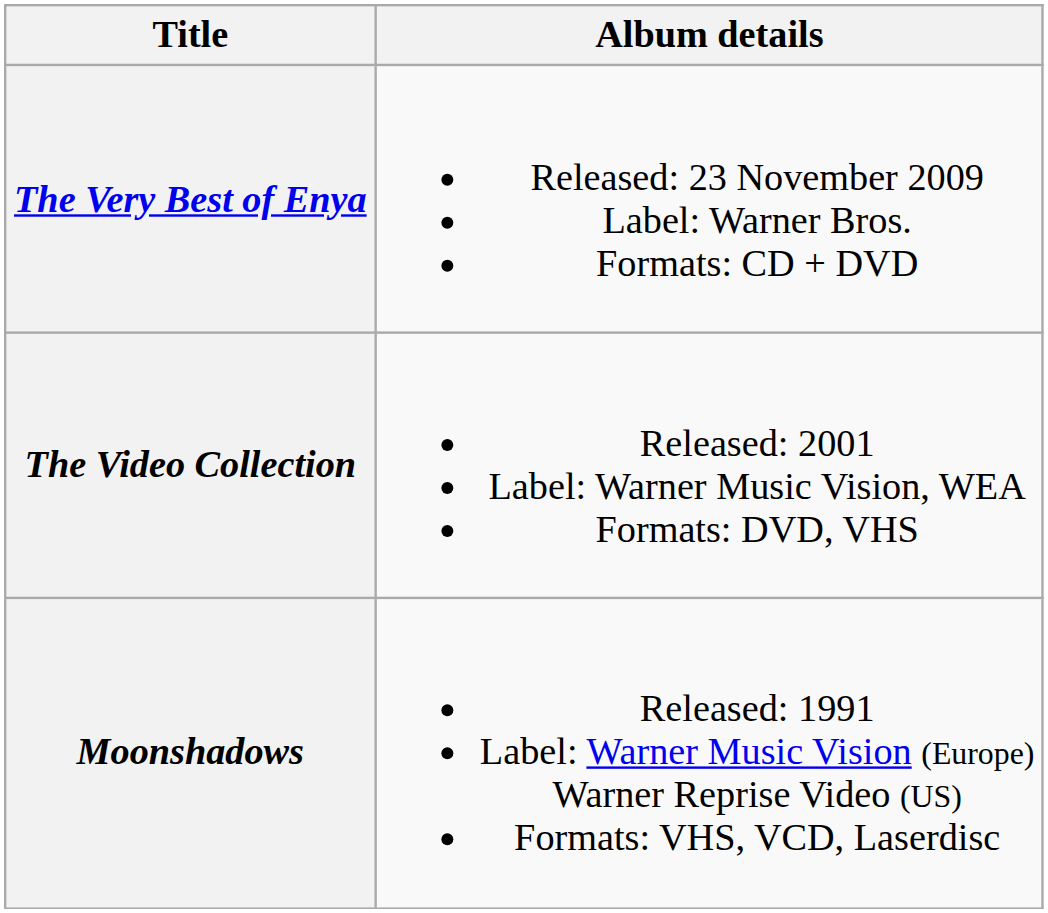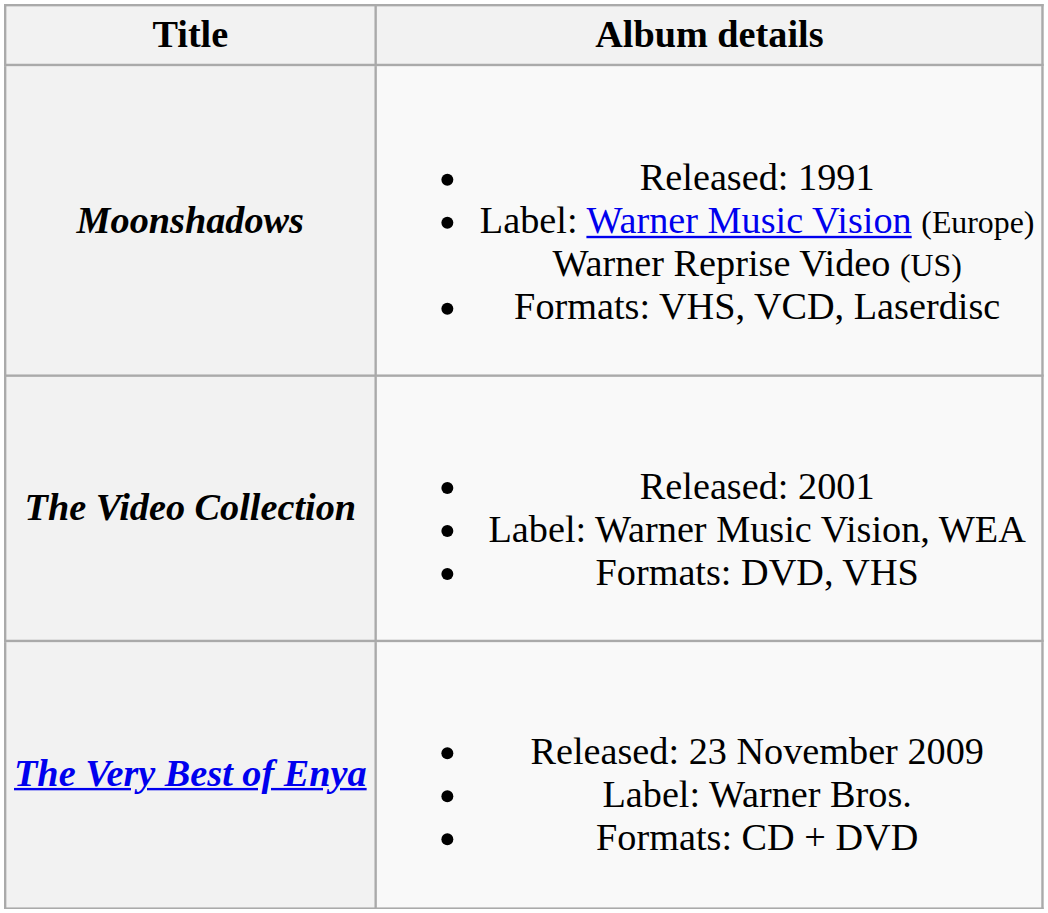rows swapped: (190, 752) <-> (190, 198)
